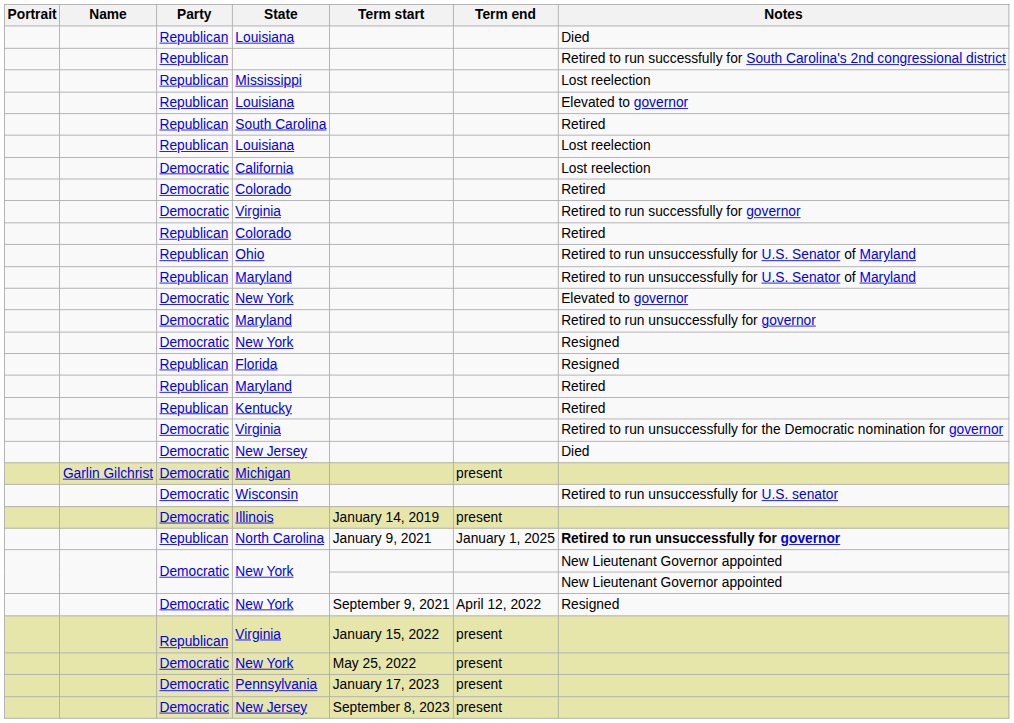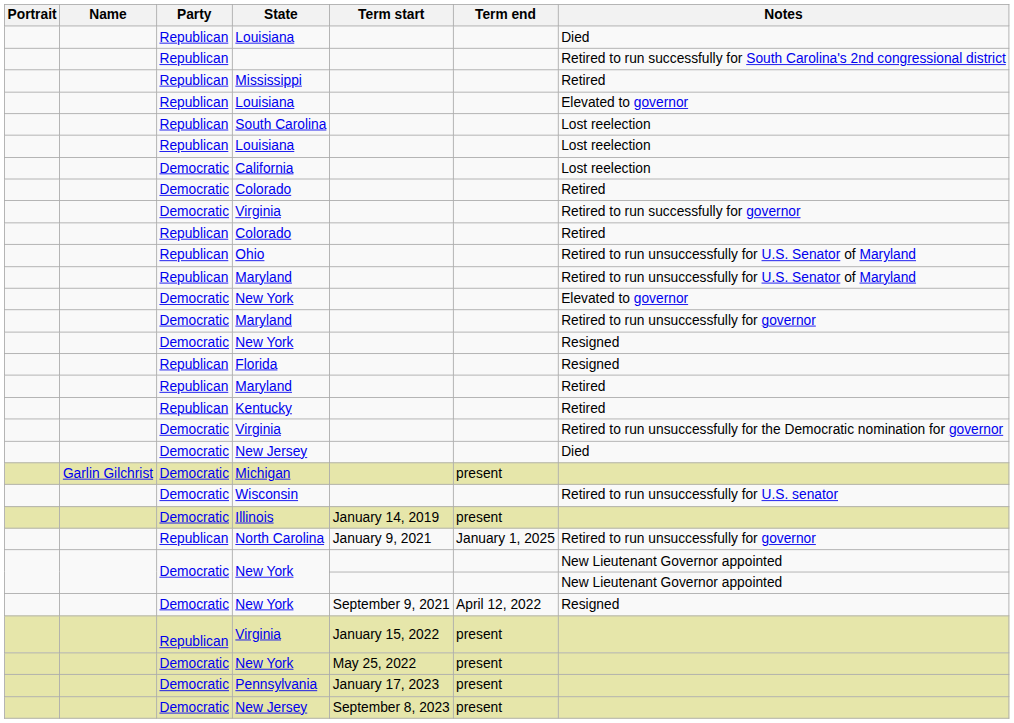(606, 80) Lost reelection -> (583, 80) Retired
(583, 124) Retired -> (606, 124) Lost reelection
(701, 539) bold -> (688, 539) normal
